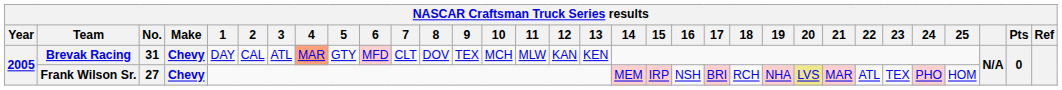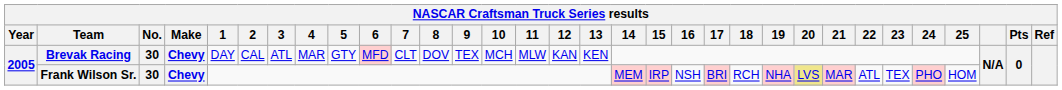(152, 55) 31 -> (152, 55) 30
(311, 55) lightsalmon background -> (311, 55) no background
(152, 75) 27 -> (152, 75) 30
